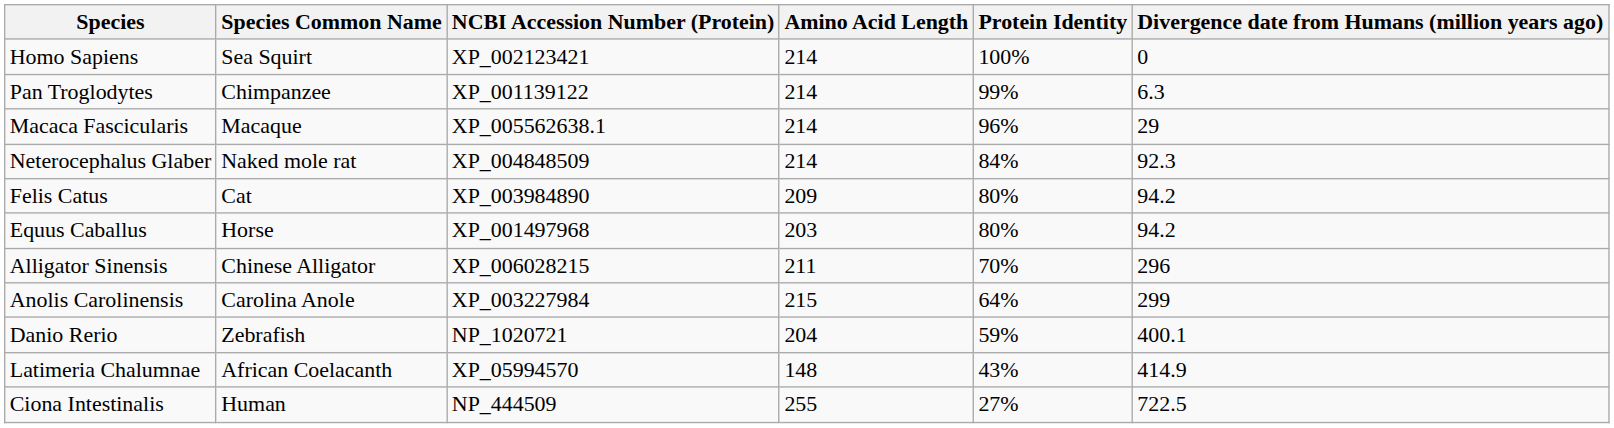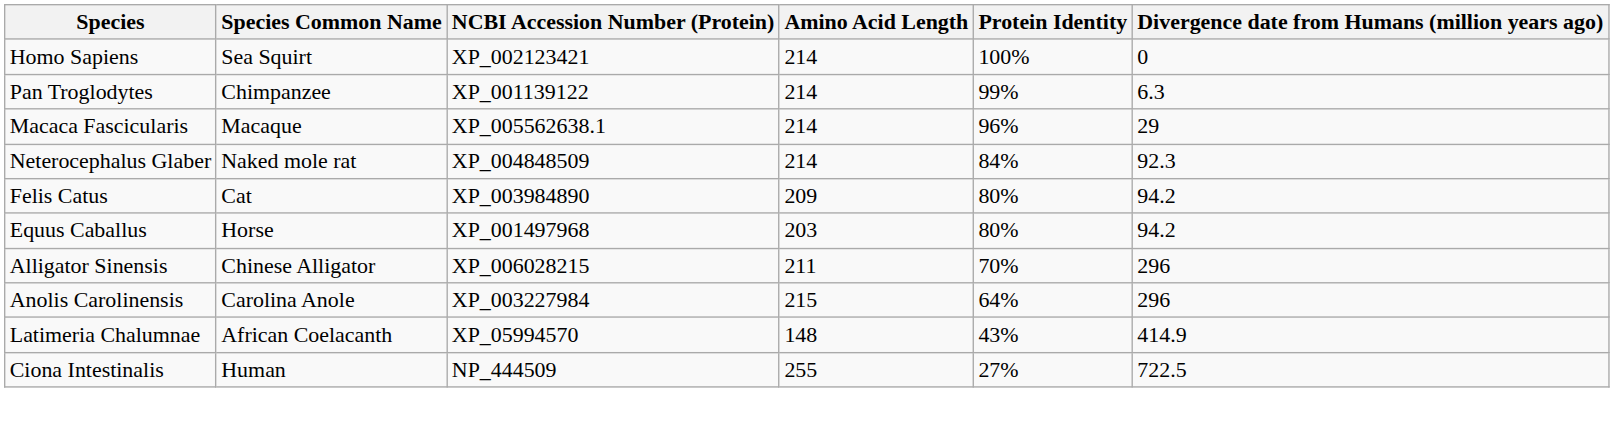(1154, 299) 299 -> (1154, 299) 296
- row: (64, 334)
